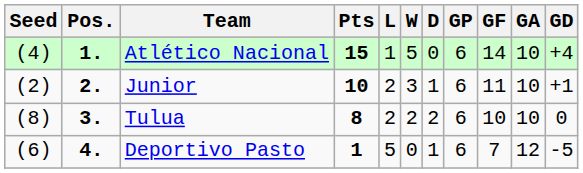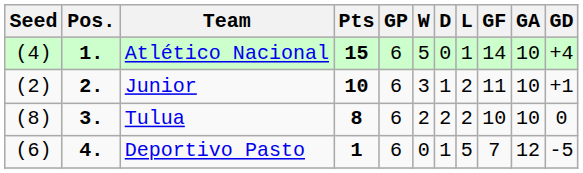columns swapped: (461, 21) <-> (390, 21)
